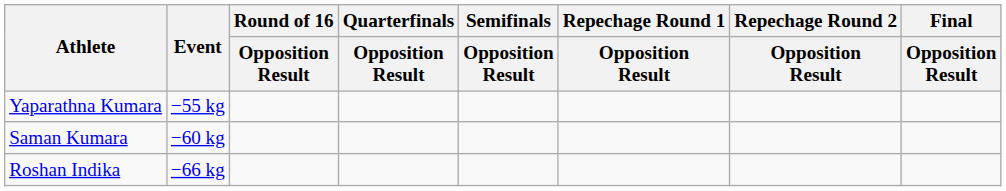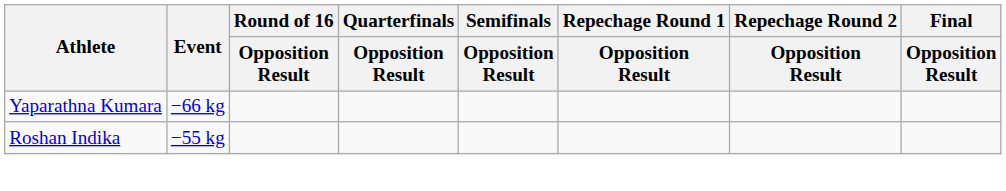(198, 106) −55 kg -> (198, 106) −66 kg
- row: (68, 138)
(198, 169) −66 kg -> (198, 138) −55 kg
